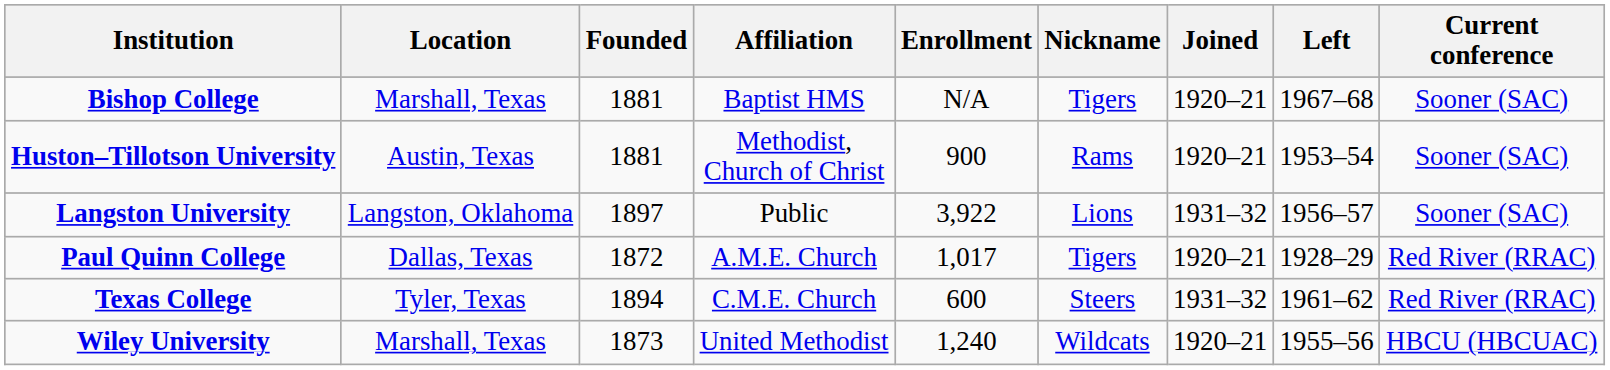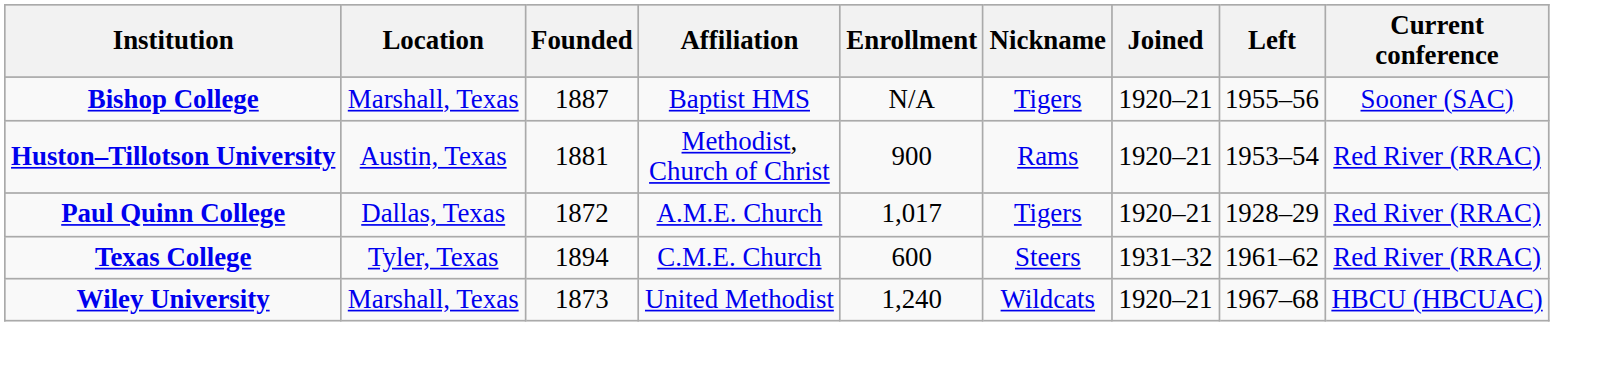(636, 98) 1881 -> (582, 98) 1887
(1327, 98) 1967–68 -> (1272, 98) 1955–56
(1492, 156) Sooner (SAC) -> (1437, 156) Red River (RRAC)
- row: (173, 214)
(1327, 342) 1955–56 -> (1272, 299) 1967–68
